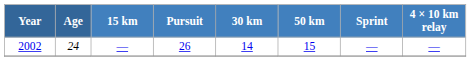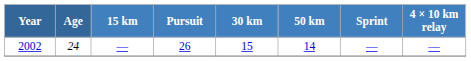(247, 46) 14 -> (247, 46) 15
(309, 46) 15 -> (309, 46) 14
